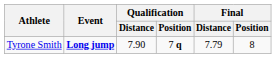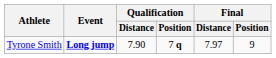(213, 45) 7.79 -> (213, 45) 7.97
(252, 45) 8 -> (252, 45) 9
